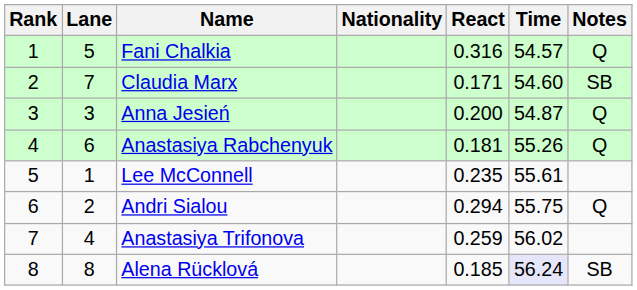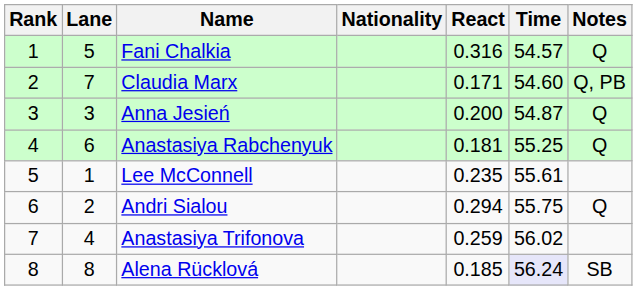(600, 82) SB -> (600, 82) Q, PB
(539, 144) 55.26 -> (539, 144) 55.25
